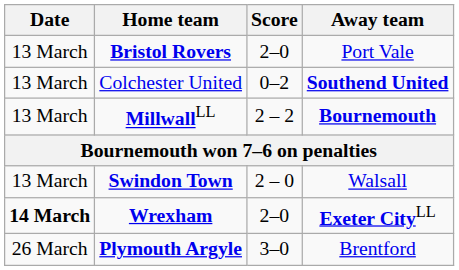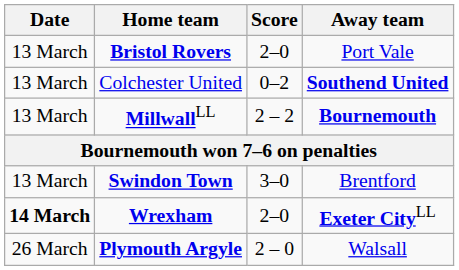(274, 181) 2 – 0 -> (274, 181) 3–0
(378, 181) Walsall -> (378, 181) Brentford
(274, 249) 3–0 -> (274, 249) 2 – 0
(378, 249) Brentford -> (378, 249) Walsall
